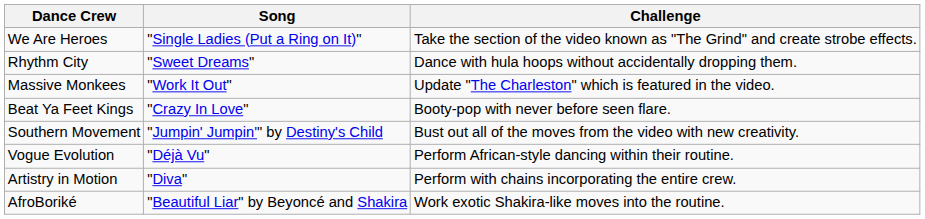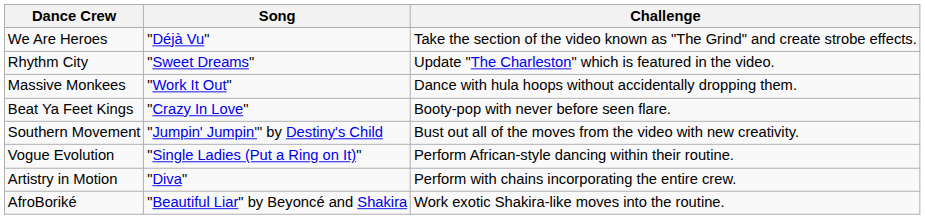(254, 39) "Single Ladies (Put a Ring on It)" -> (178, 39) "Déjà Vu"
(605, 62) Dance with hula hoops without accidentally dropping them. -> (594, 62) Update "The Charleston" which is featured in the video.
(594, 86) Update "The Charleston" which is featured in the video. -> (605, 86) Dance with hula hoops without accidentally dropping them.
(178, 156) "Déjà Vu" -> (254, 156) "Single Ladies (Put a Ring on It)"
